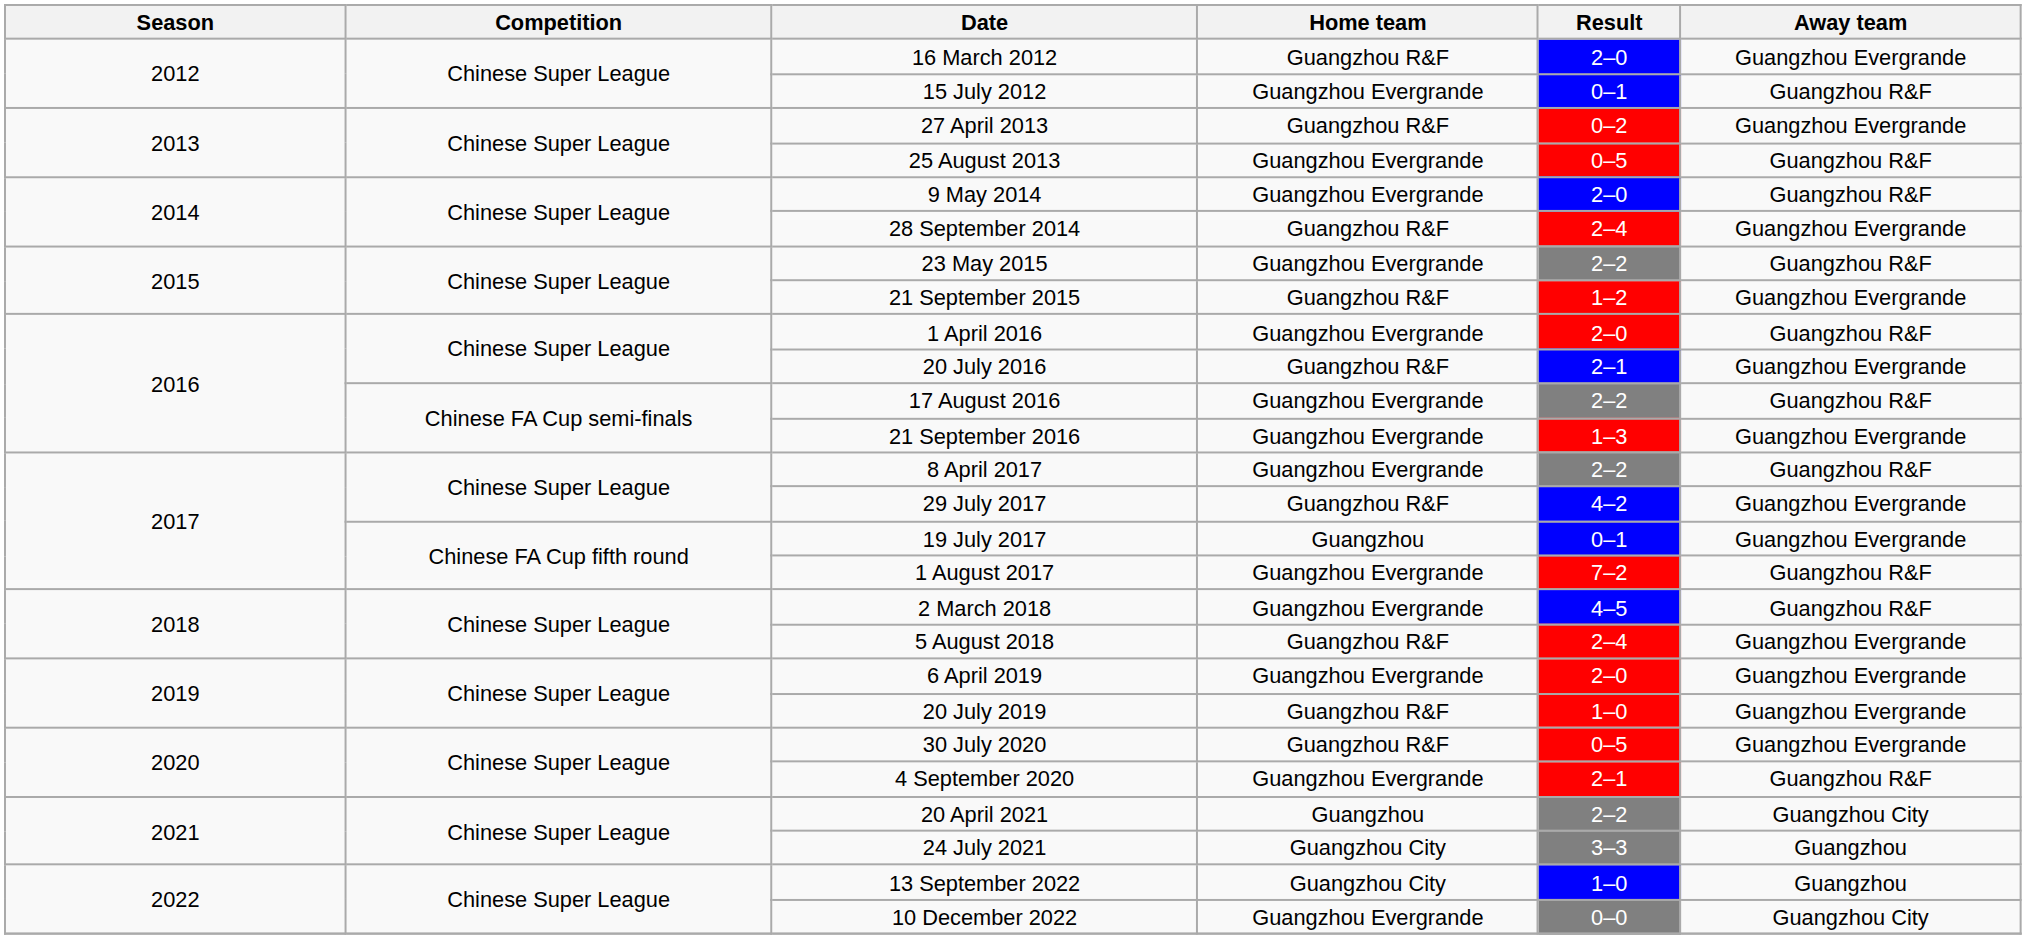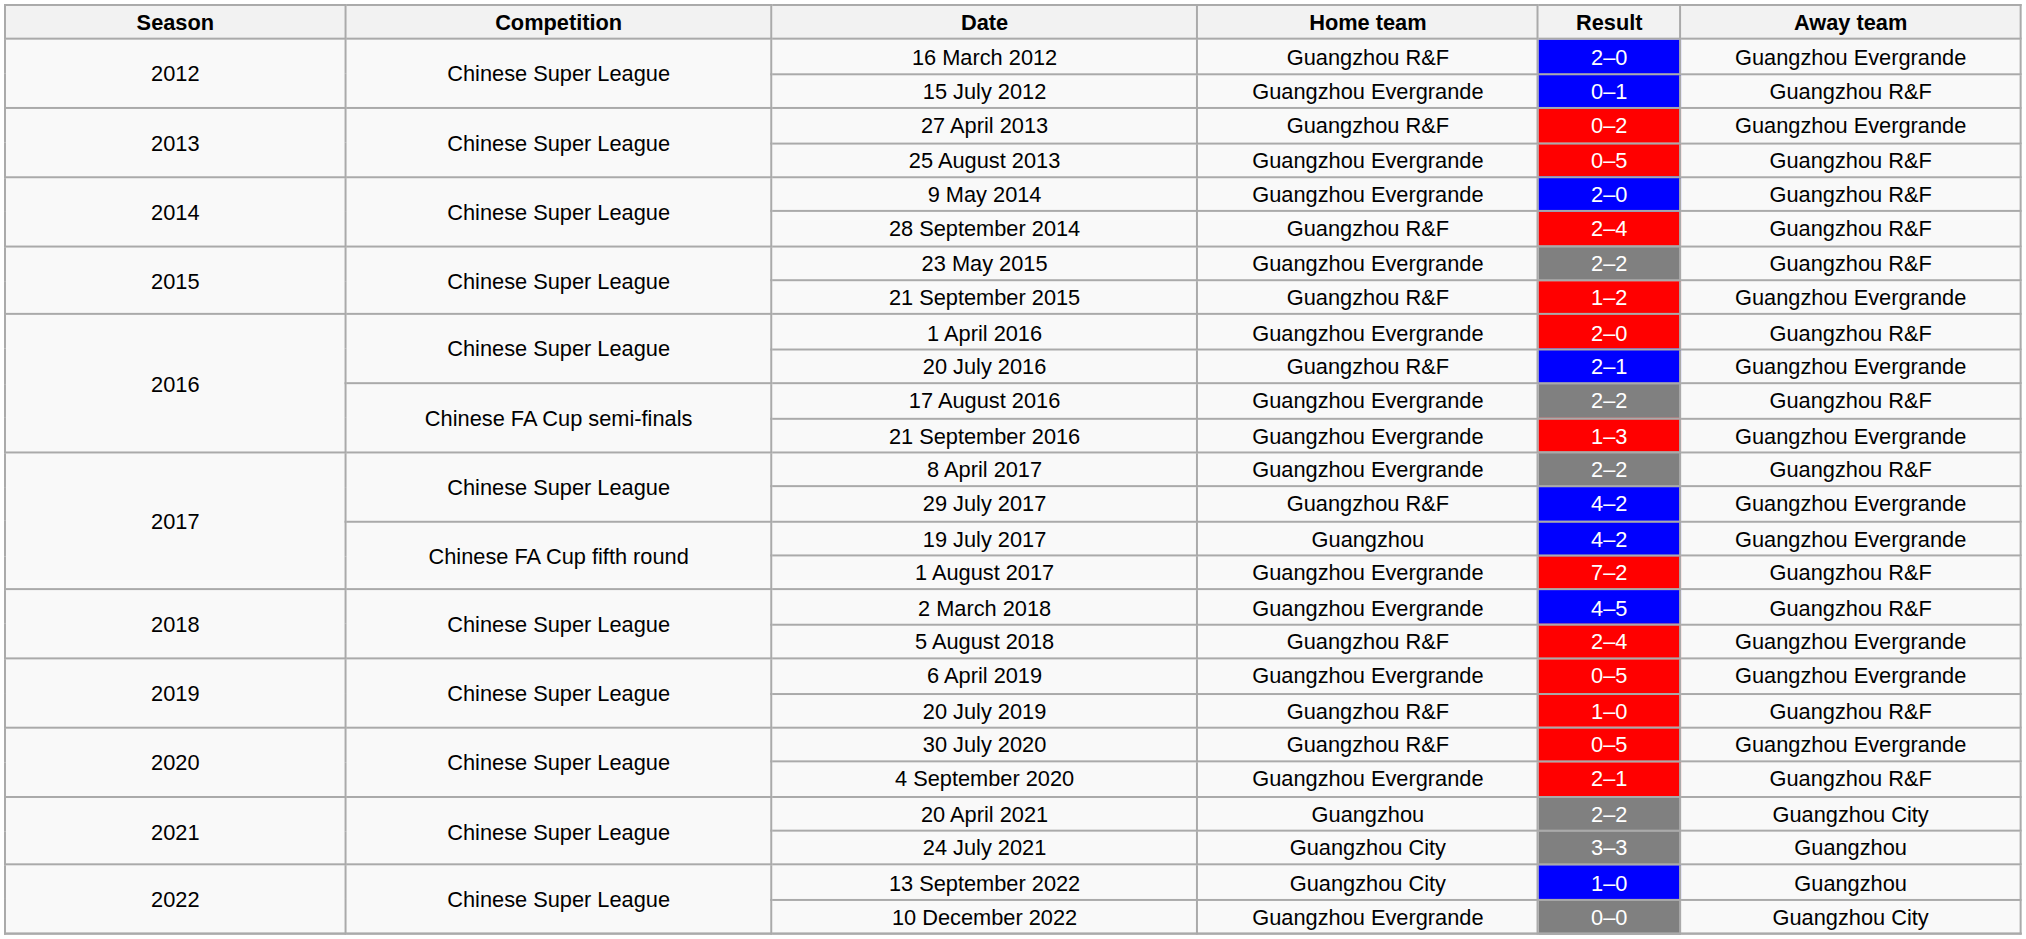(1851, 229) Guangzhou Evergrande -> (1851, 229) Guangzhou R&F
(1609, 538) 0–1 -> (1609, 538) 4–2
(1609, 676) 2–0 -> (1609, 676) 0–5
(1851, 710) Guangzhou Evergrande -> (1851, 710) Guangzhou R&F
